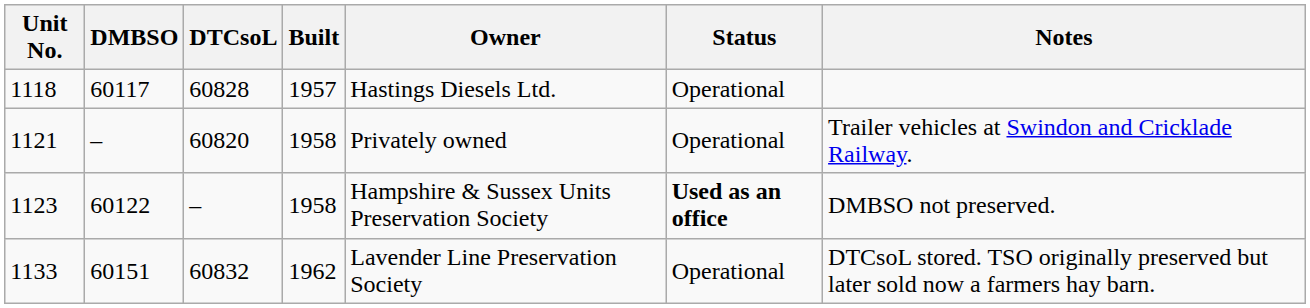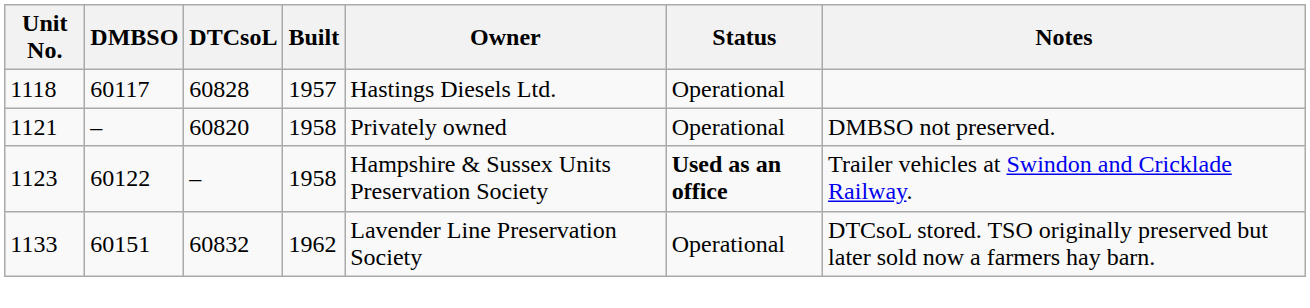(1030, 140) Trailer vehicles at Swindon and Cricklade Railway. -> (942, 126) DMBSO not preserved.
(942, 205) DMBSO not preserved. -> (1030, 178) Trailer vehicles at Swindon and Cricklade Railway.
